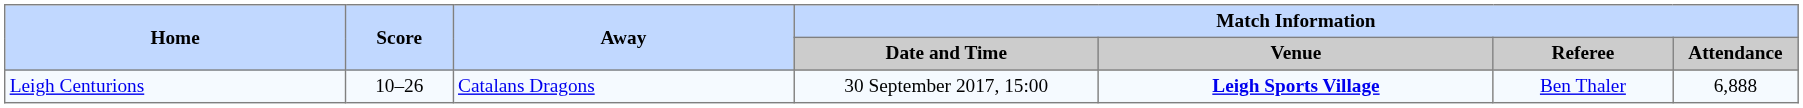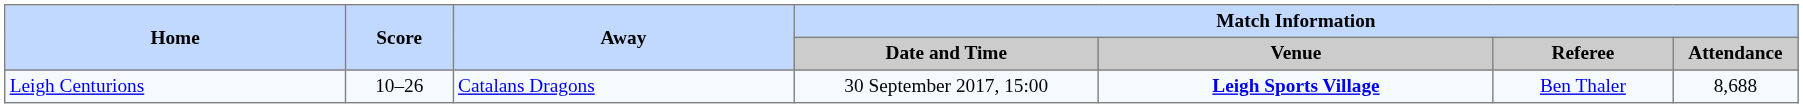(1735, 86) 6,888 -> (1735, 86) 8,688
